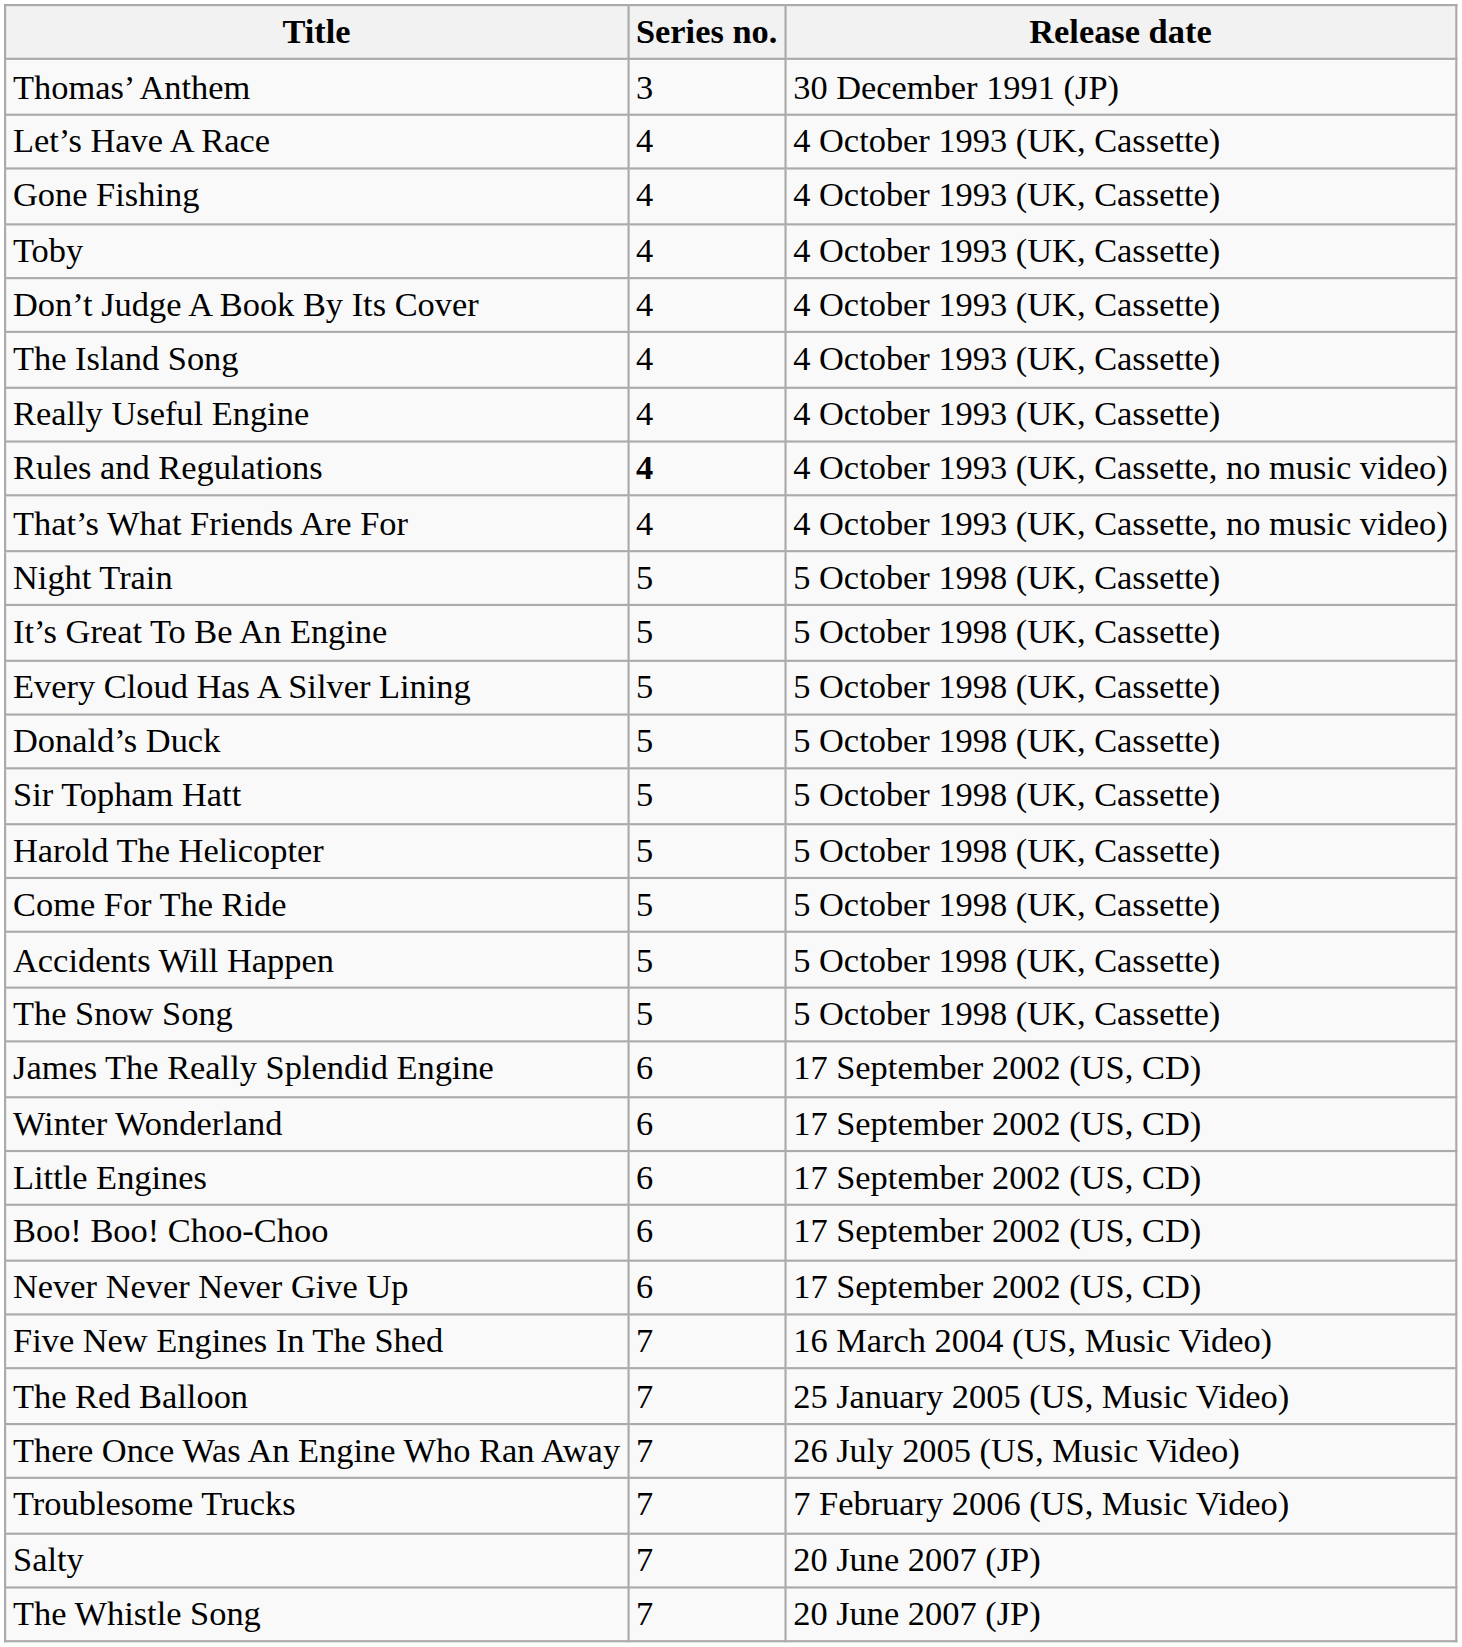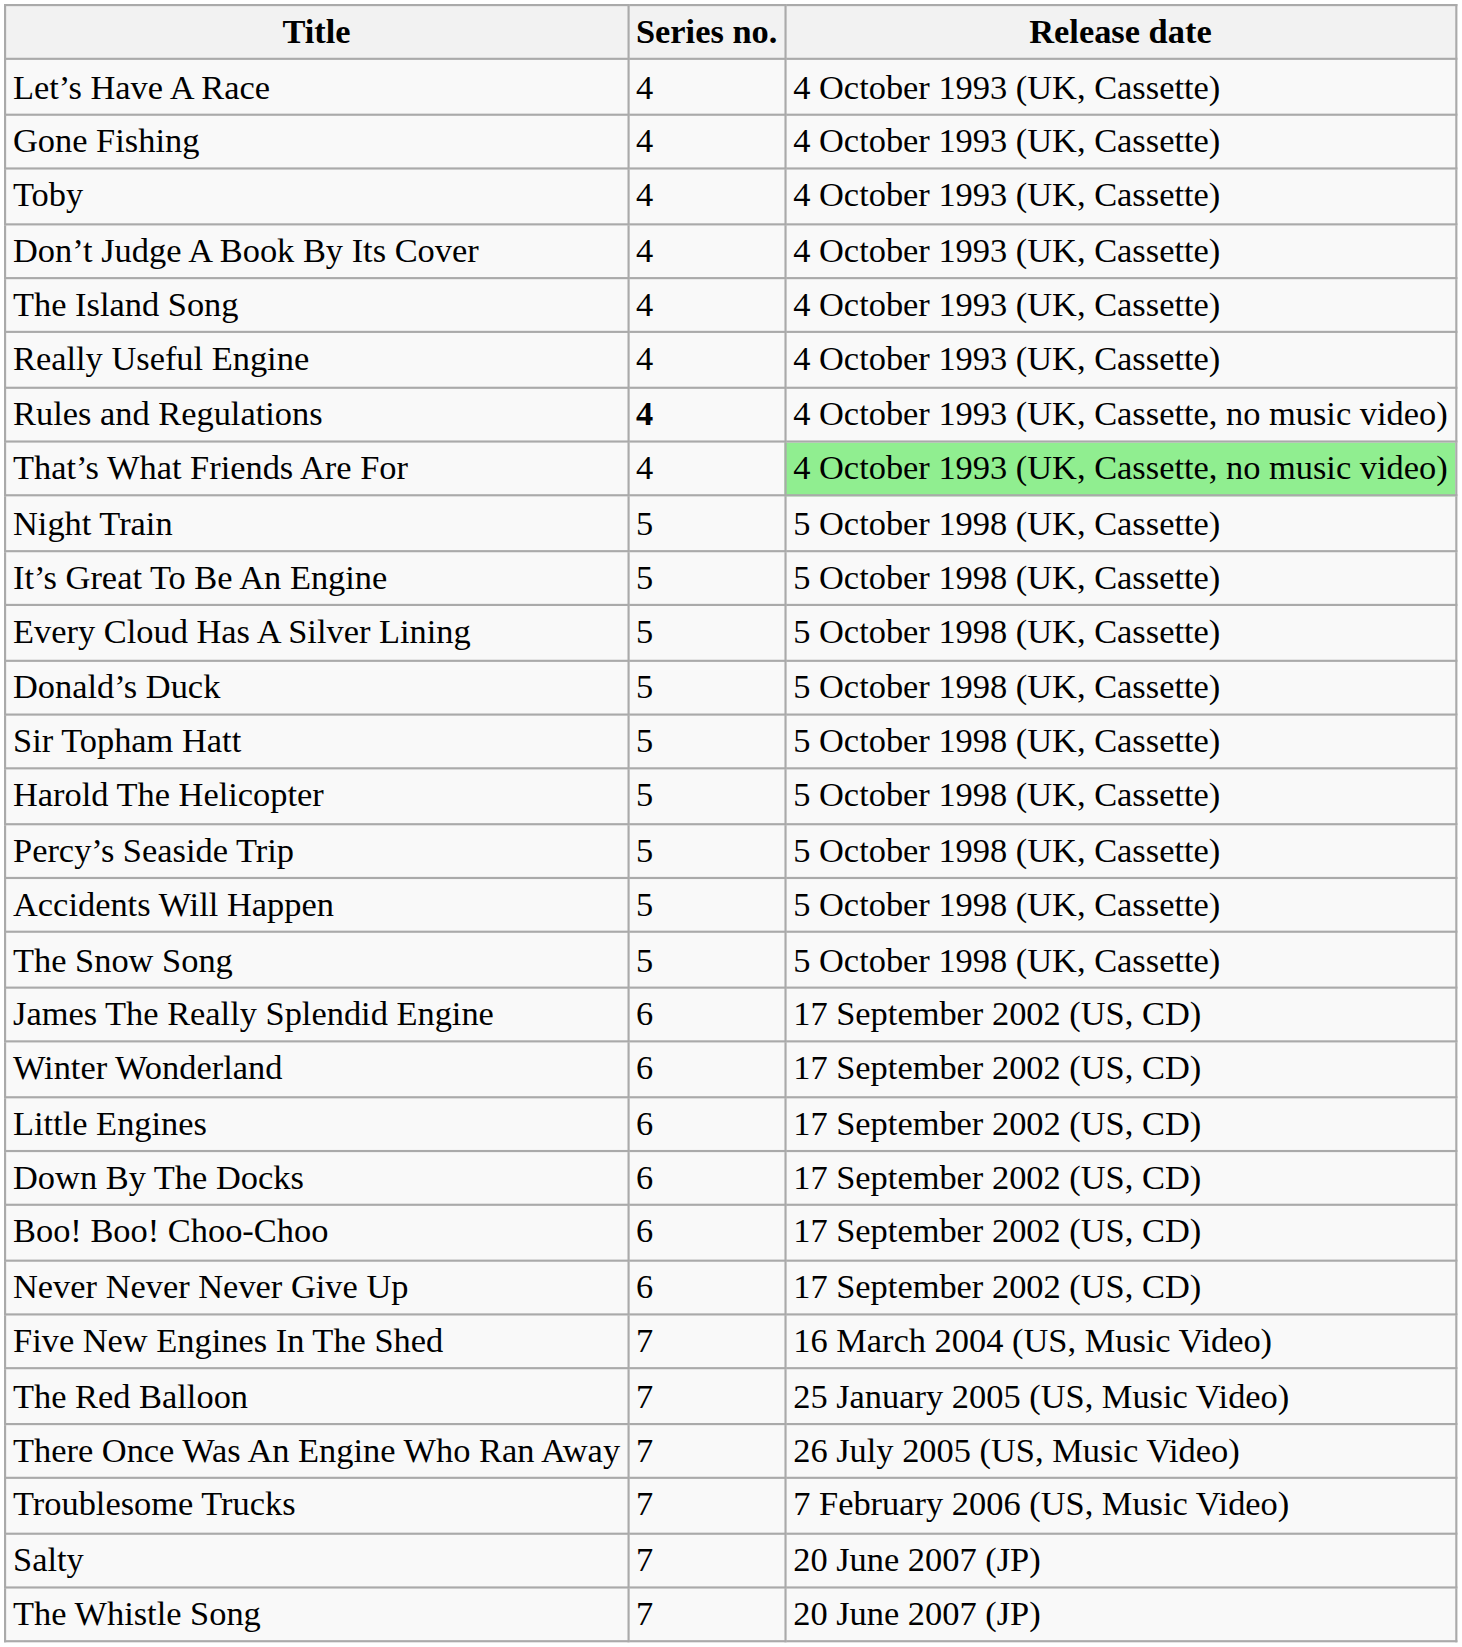- row: (132, 86)
(1120, 522) no background -> (1120, 468) lightgreen background
- row: (150, 904)
+ row: (153, 850)
+ row: (158, 1177)
